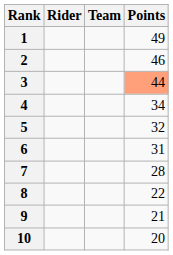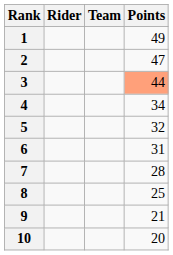(158, 60) 46 -> (158, 60) 47
(158, 194) 22 -> (158, 194) 25
